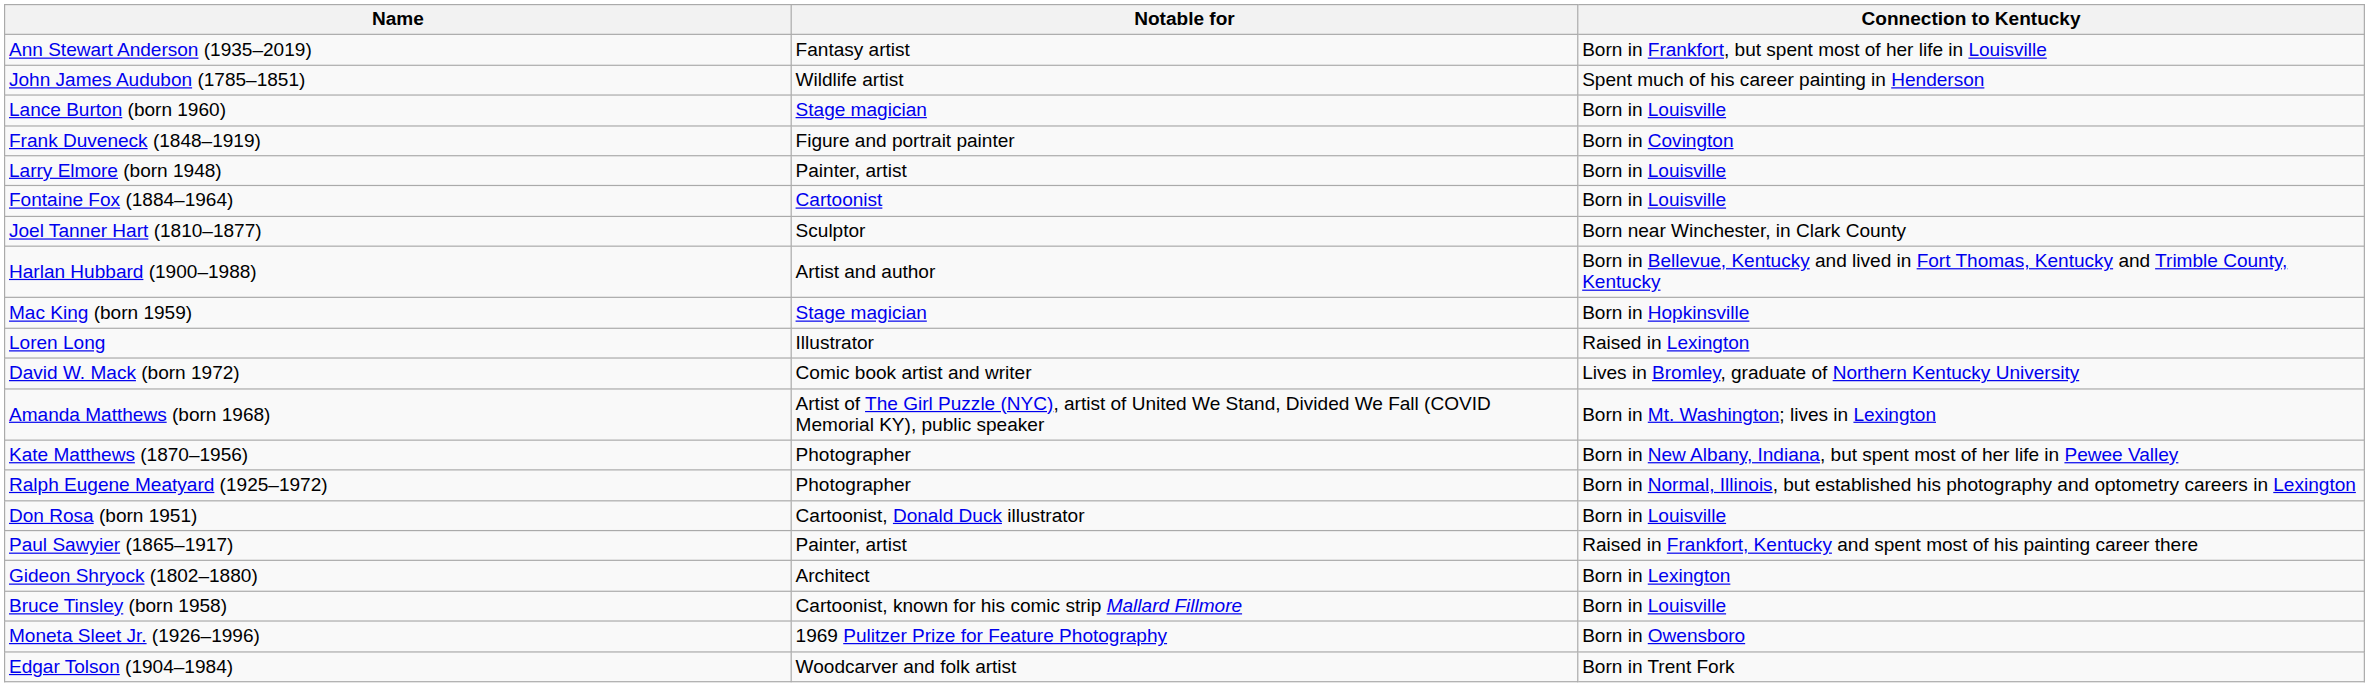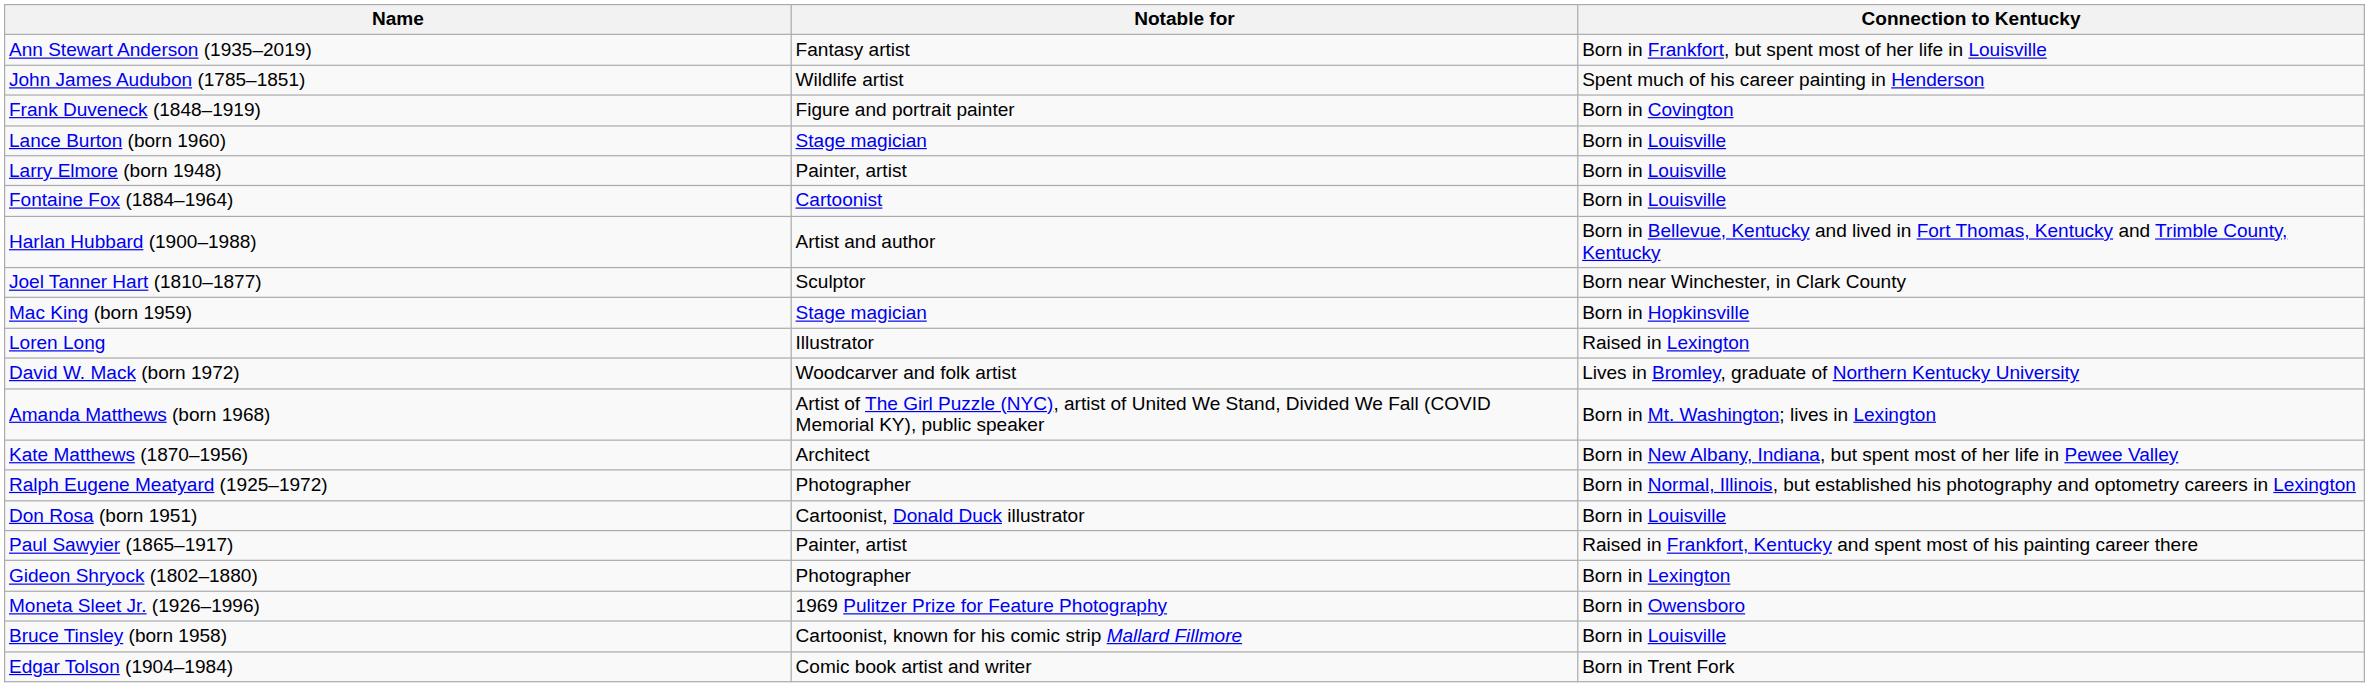rows swapped: (117, 110) <-> (135, 140)
rows swapped: (135, 230) <-> (133, 271)
(914, 373) Comic book artist and writer -> (906, 373) Woodcarver and folk artist
(853, 454) Photographer -> (833, 454) Architect
(833, 575) Architect -> (853, 575) Photographer
rows swapped: (134, 636) <-> (118, 605)
(906, 666) Woodcarver and folk artist -> (914, 666) Comic book artist and writer
